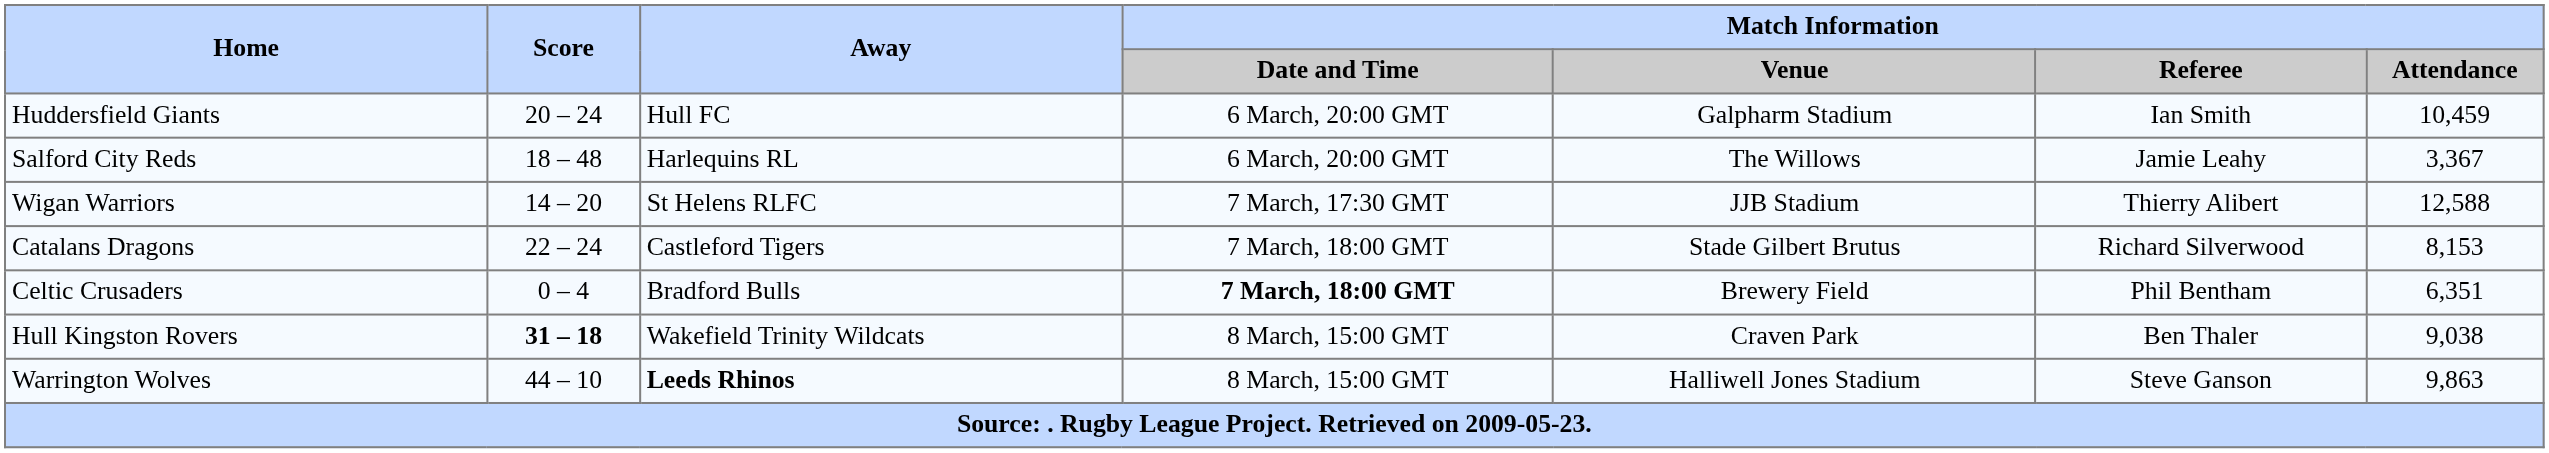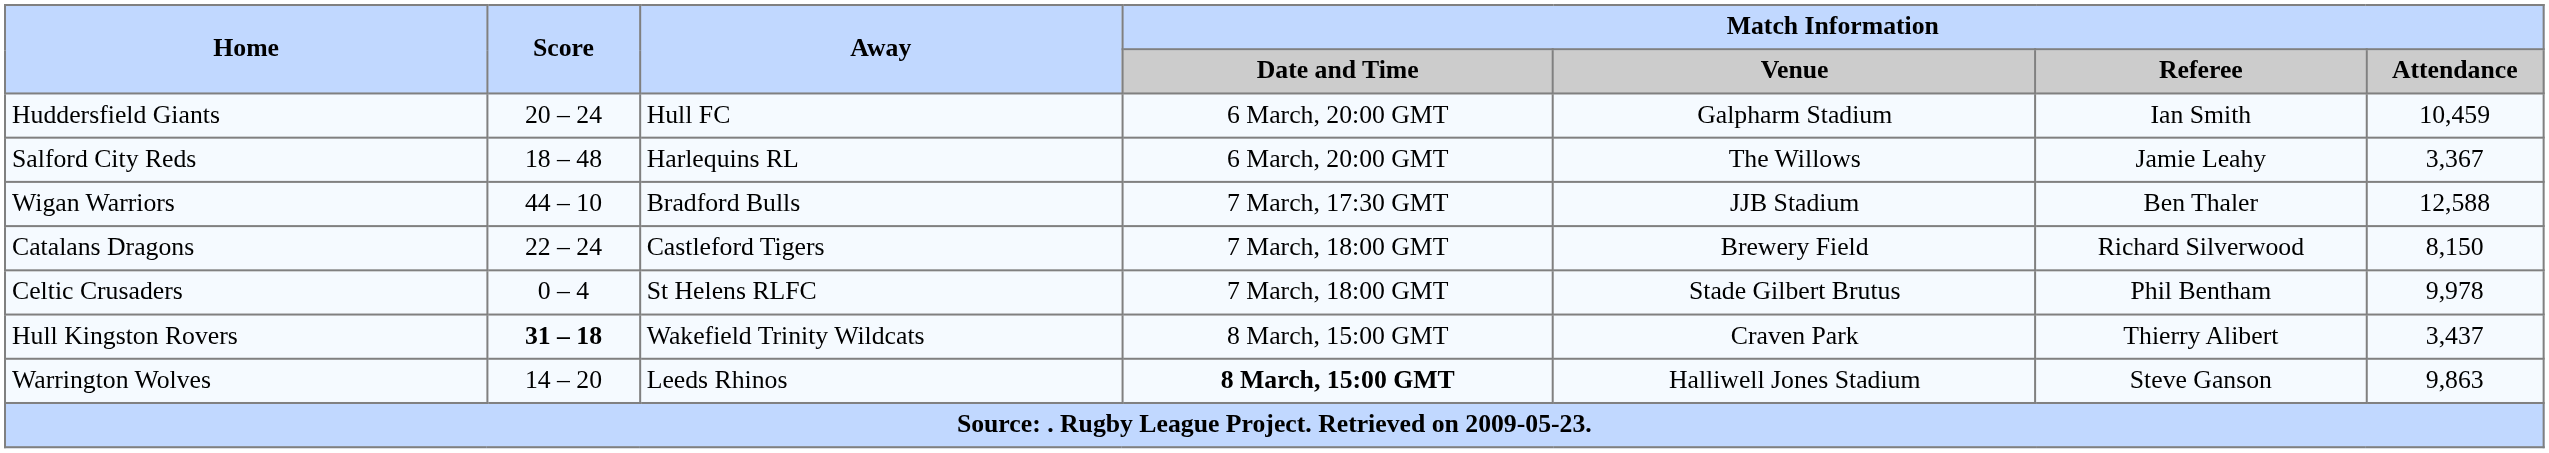(563, 203) 14 – 20 -> (563, 203) 44 – 10
(732, 203) St Helens RLFC -> (723, 203) Bradford Bulls
(2201, 203) Thierry Alibert -> (2201, 203) Ben Thaler
(1795, 247) Stade Gilbert Brutus -> (1795, 247) Brewery Field
(2455, 247) 8,153 -> (2455, 247) 8,150
(723, 291) Bradford Bulls -> (732, 291) St Helens RLFC
(1338, 291) bold -> (1338, 291) normal
(1795, 291) Brewery Field -> (1795, 291) Stade Gilbert Brutus
(2455, 291) 6,351 -> (2455, 291) 9,978
(2201, 336) Ben Thaler -> (2201, 336) Thierry Alibert
(2455, 336) 9,038 -> (2455, 336) 3,437
(563, 380) 44 – 10 -> (563, 380) 14 – 20
(721, 380) bold -> (717, 380) normal
(1338, 380) normal -> (1338, 380) bold
